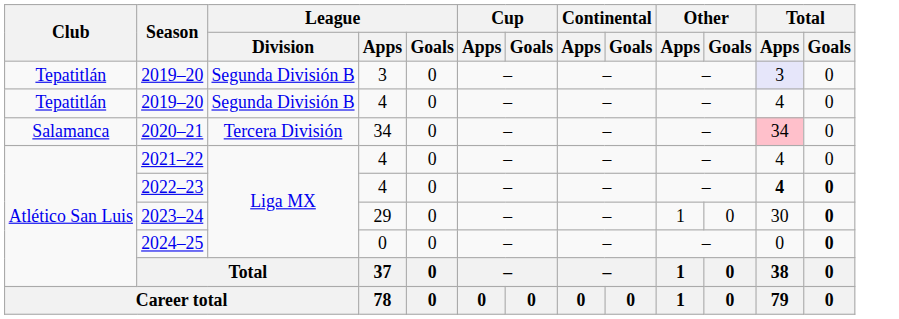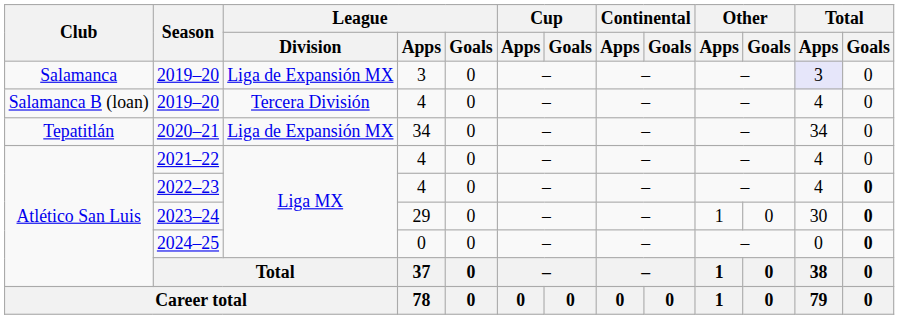(71, 74) Tepatitlán -> (79, 74) Salamanca
(283, 74) Segunda División B -> (310, 74) Liga de Expansión MX
(71, 103) Tepatitlán -> (79, 103) Salamanca B (loan)
(283, 103) Segunda División B -> (310, 103) Tercera División
(71, 131) Salamanca -> (79, 131) Tepatitlán
(283, 131) Tercera División -> (310, 131) Liga de Expansión MX
(780, 131) pink background -> (819, 131) no background
(780, 187) bold -> (819, 187) normal
